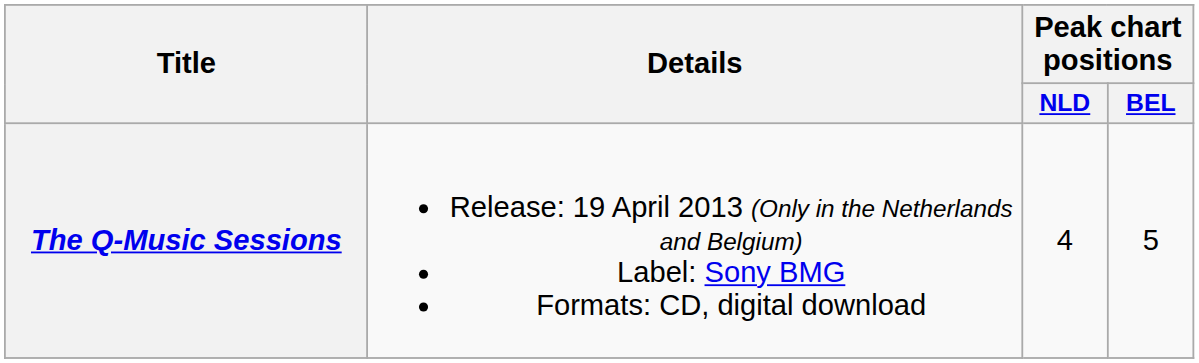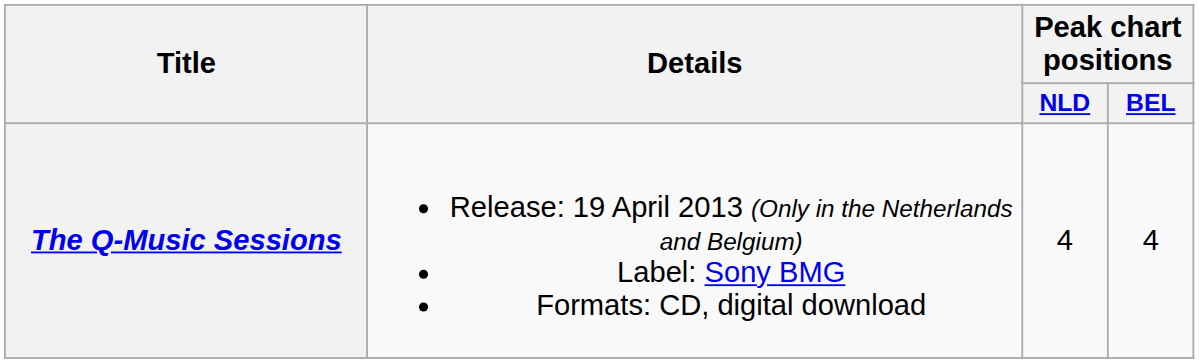(1151, 240) 5 -> (1151, 240) 4
